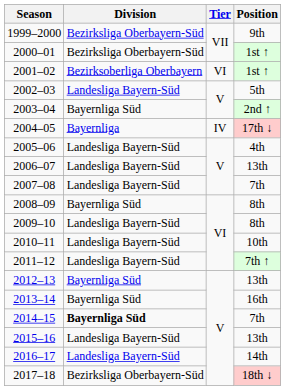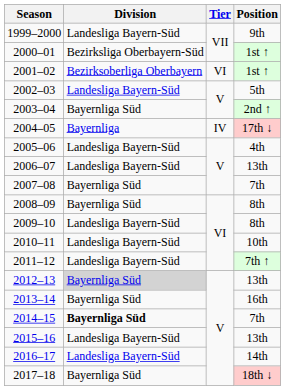(135, 33) Bezirksliga Oberbayern-Süd -> (123, 33) Landesliga Bayern-Süd
(123, 185) Landesliga Bayern-Süd -> (104, 185) Bayernliga Süd
(104, 280) no background -> (104, 280) lightgrey background
(135, 375) Bezirksliga Oberbayern-Süd -> (104, 375) Bayernliga Süd
